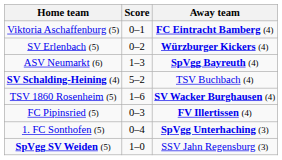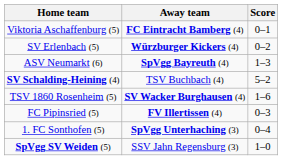columns swapped: (215, 12) <-> (137, 12)
